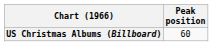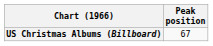(186, 34) 60 -> (186, 34) 67
